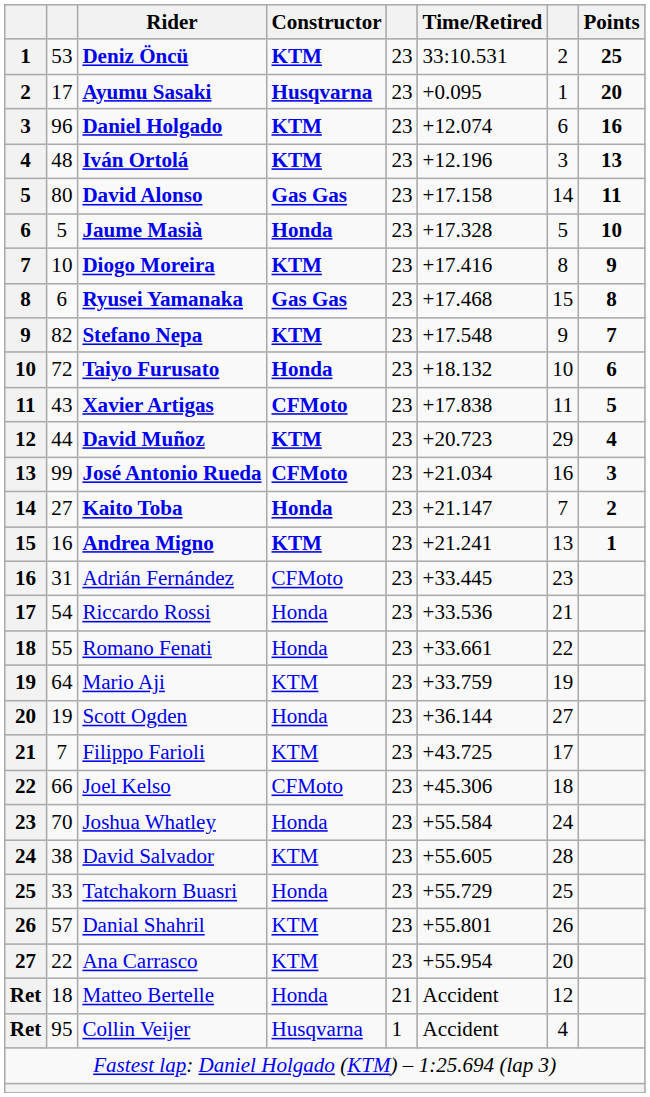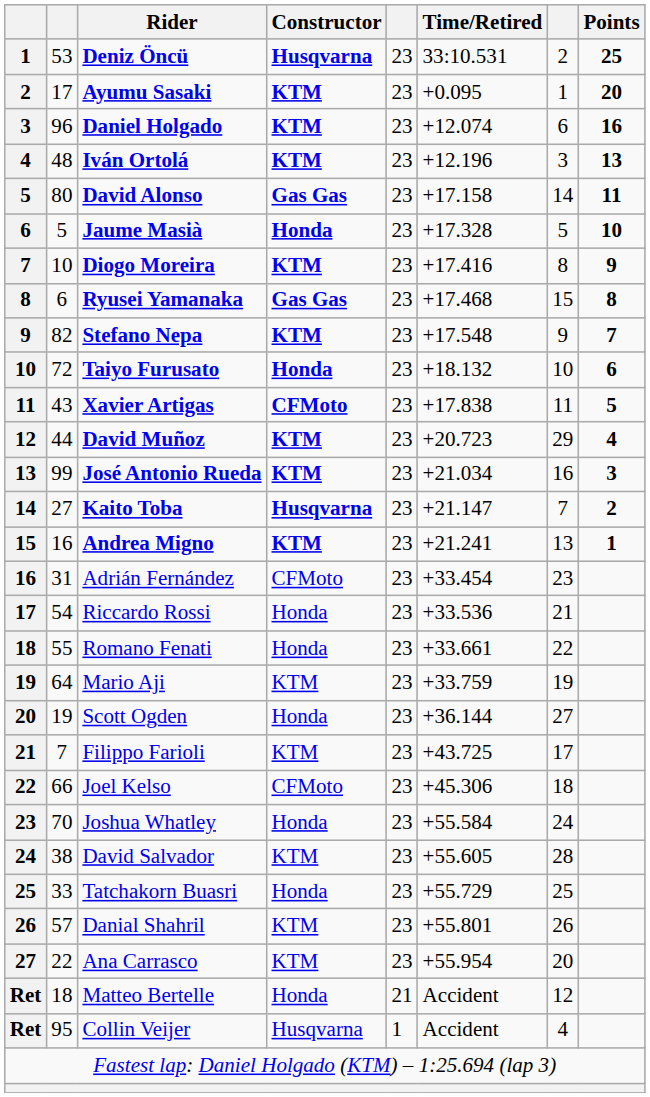(297, 56) KTM -> (322, 56) Husqvarna
(322, 91) Husqvarna -> (297, 91) KTM
(310, 473) CFMoto -> (297, 473) KTM
(302, 508) Honda -> (322, 508) Husqvarna
(457, 577) +33.445 -> (457, 577) +33.454
